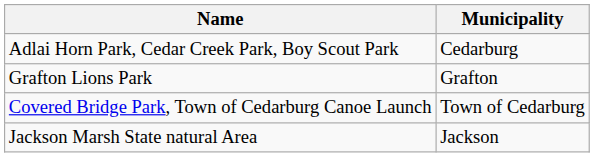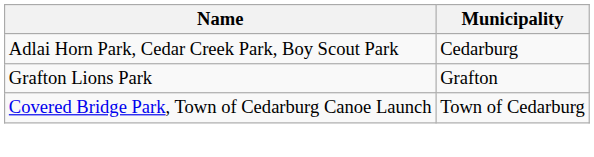- row: (133, 136)
